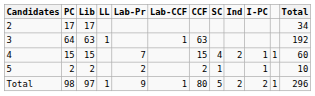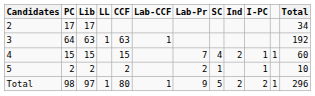columns swapped: (199, 12) <-> (130, 12)
